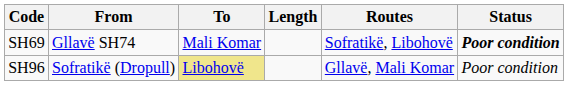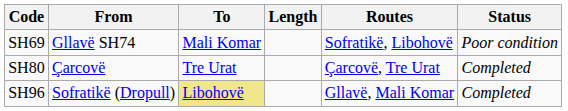(511, 42) bold -> (510, 42) normal
+ row: (26, 67)
(510, 67) Poor condition -> (496, 93) Completed
